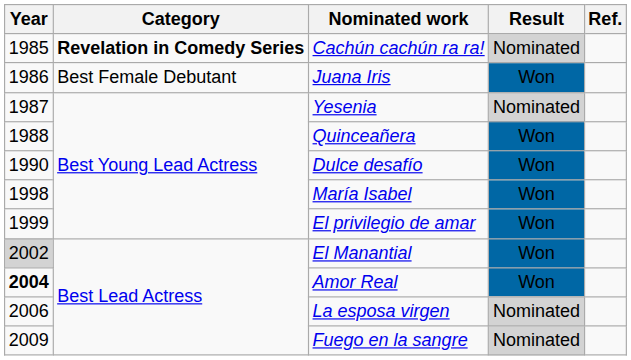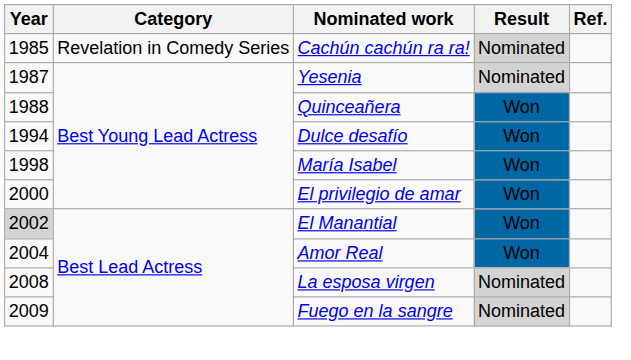(181, 47) bold -> (173, 47) normal
- row: (352, 77)
(29, 164) 1990 -> (29, 135) 1994
(29, 223) 1999 -> (29, 193) 2000
(29, 281) bold -> (29, 252) normal
(29, 310) 2006 -> (29, 281) 2008
